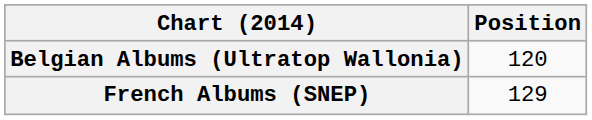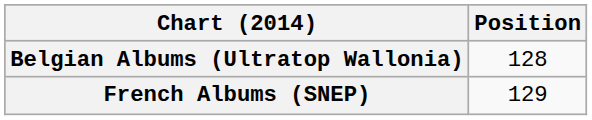(528, 59) 120 -> (528, 59) 128
